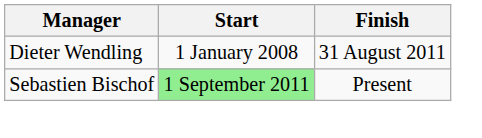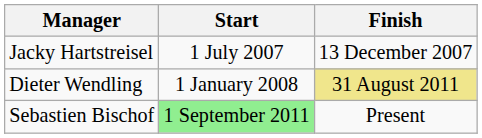+ row: (81, 52)
(382, 52) no background -> (396, 84) khaki background
